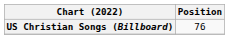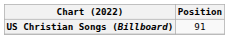(200, 27) 76 -> (200, 27) 91
